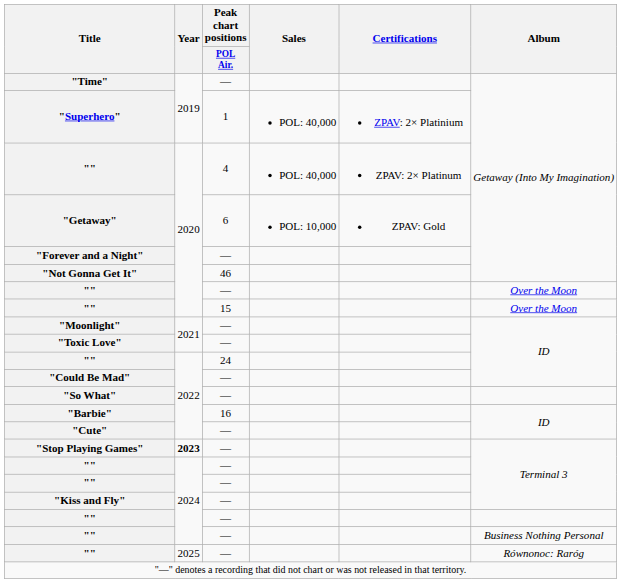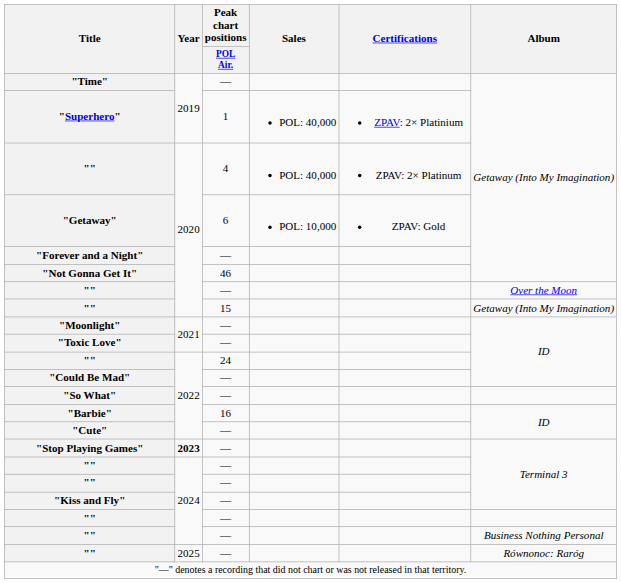(544, 308) Over the Moon -> (544, 308) Getaway (Into My Imagination)
